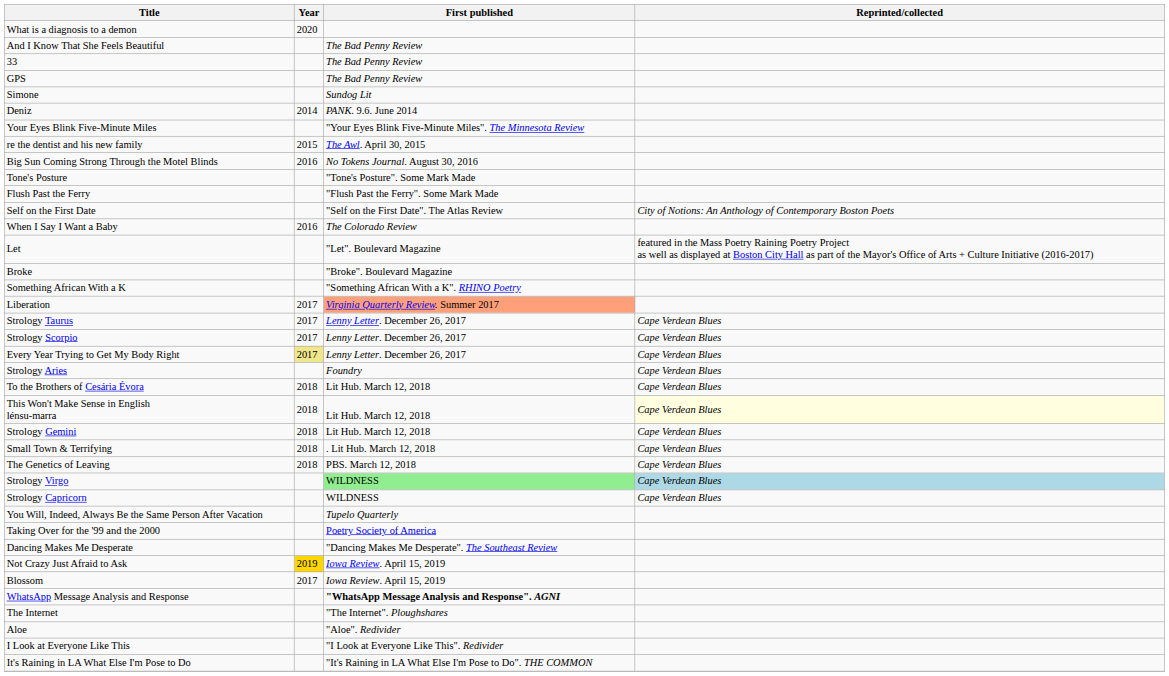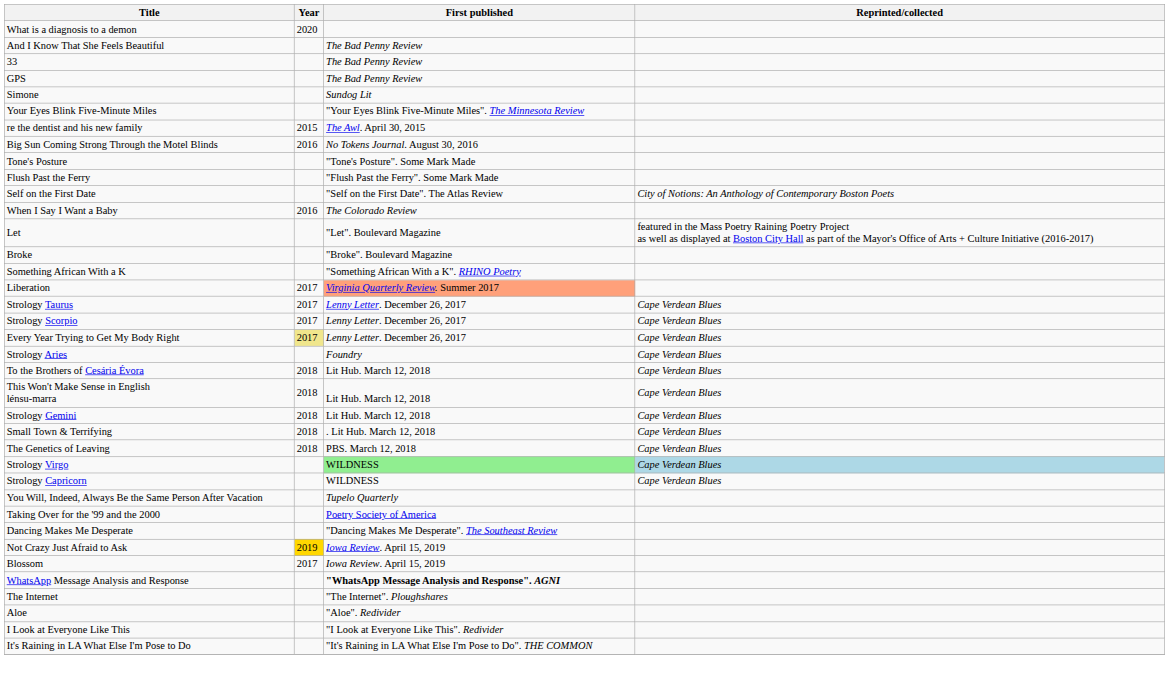- row: (19, 111)
(679, 409) lightyellow background -> (679, 393) no background
